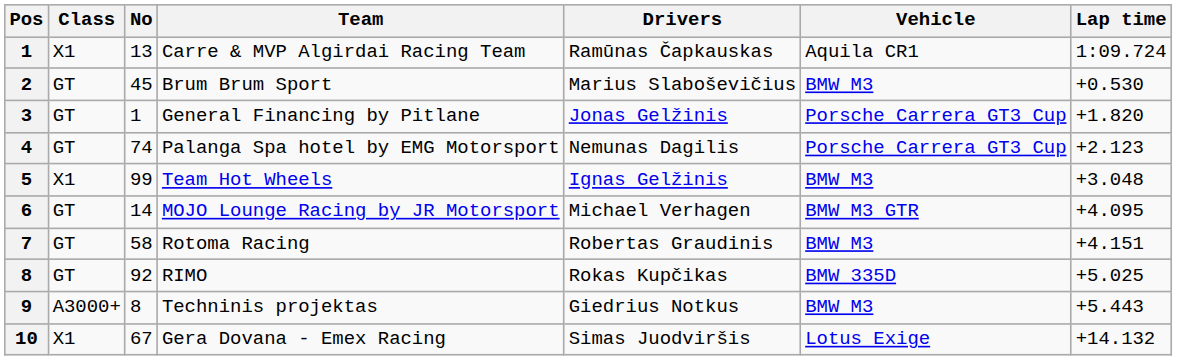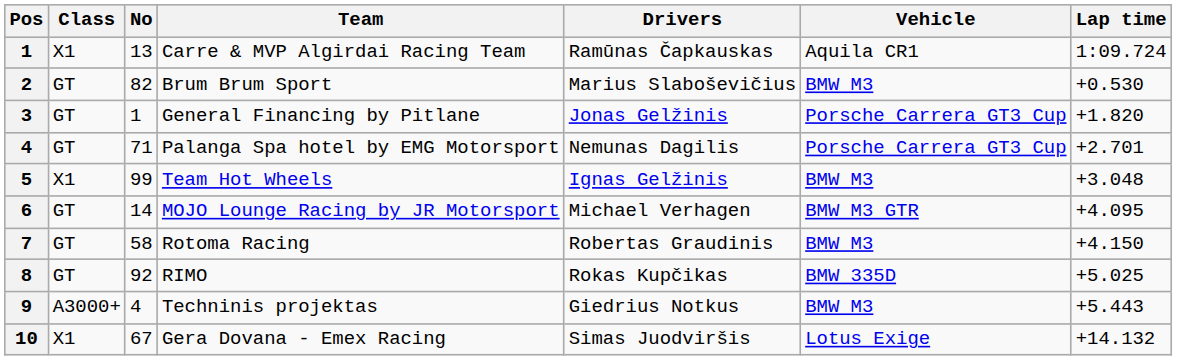(141, 84) 45 -> (141, 84) 82
(141, 148) 74 -> (141, 148) 71
(1110, 148) +2.123 -> (1110, 148) +2.701
(1110, 243) +4.151 -> (1110, 243) +4.150
(136, 307) 8 -> (136, 307) 4
